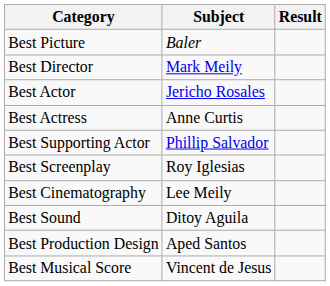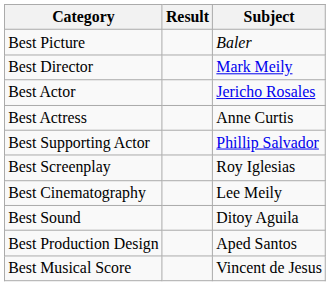columns swapped: (219, 17) <-> (300, 17)
